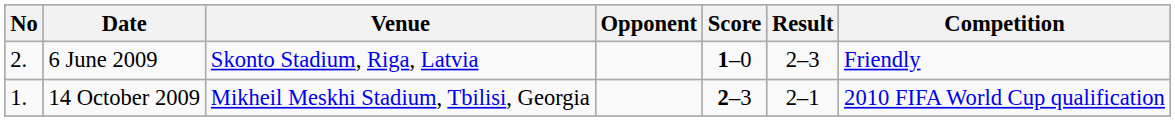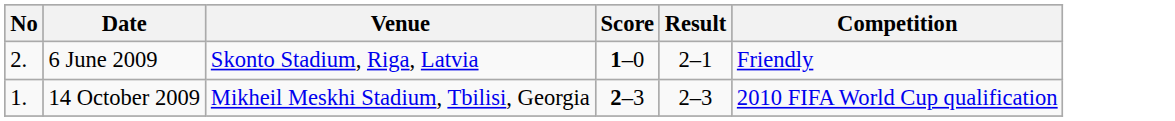- column: (649, 22)
(803, 59) 2–3 -> (695, 59) 2–1
(803, 97) 2–1 -> (695, 97) 2–3
